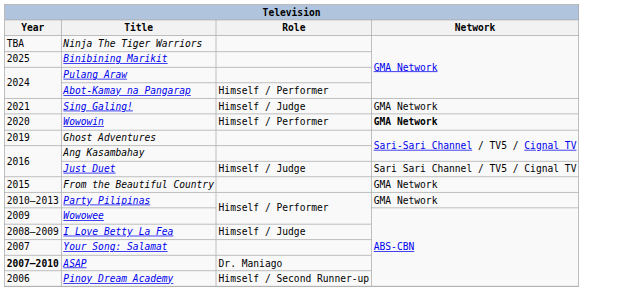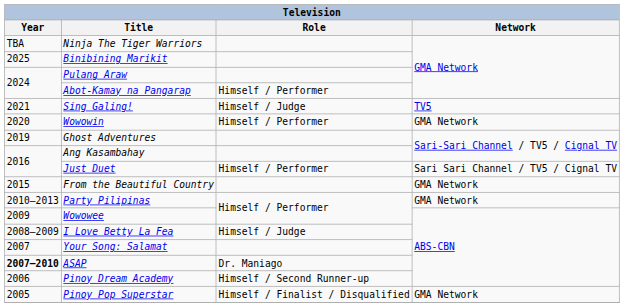(406, 106) GMA Network -> (423, 106) TV5
(406, 122) bold -> (446, 122) normal
(262, 169) Himself / Judge -> (274, 169) Himself / Performer
+ row: (118, 294)
